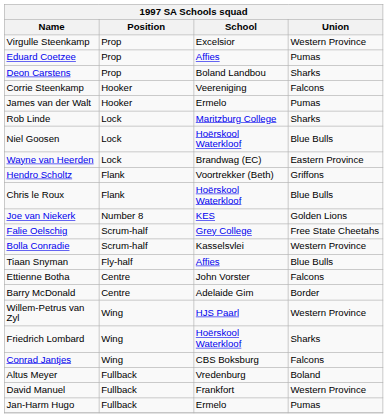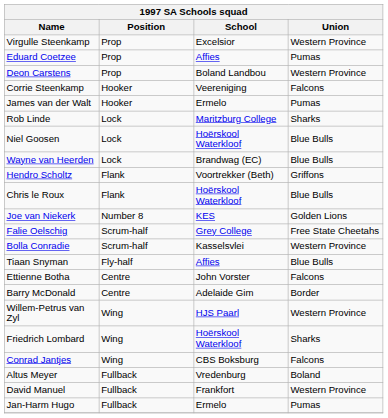(305, 73) Sharks -> (328, 73) Western Province
(327, 159) Eastern Province -> (312, 159) Blue Bulls
